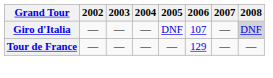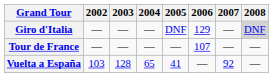(198, 30) 107 -> (202, 30) 129
(198, 47) 129 -> (202, 47) 107
+ row: (44, 64)
